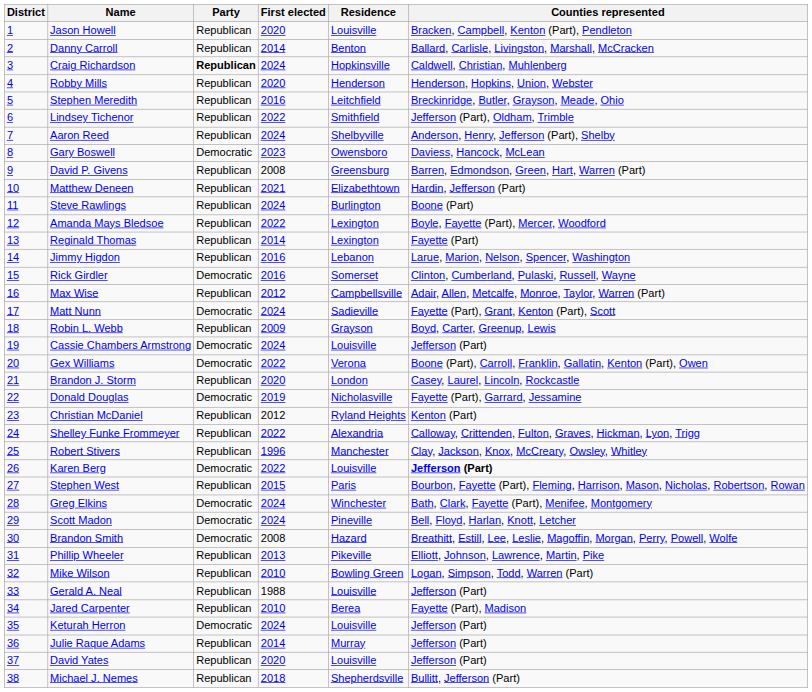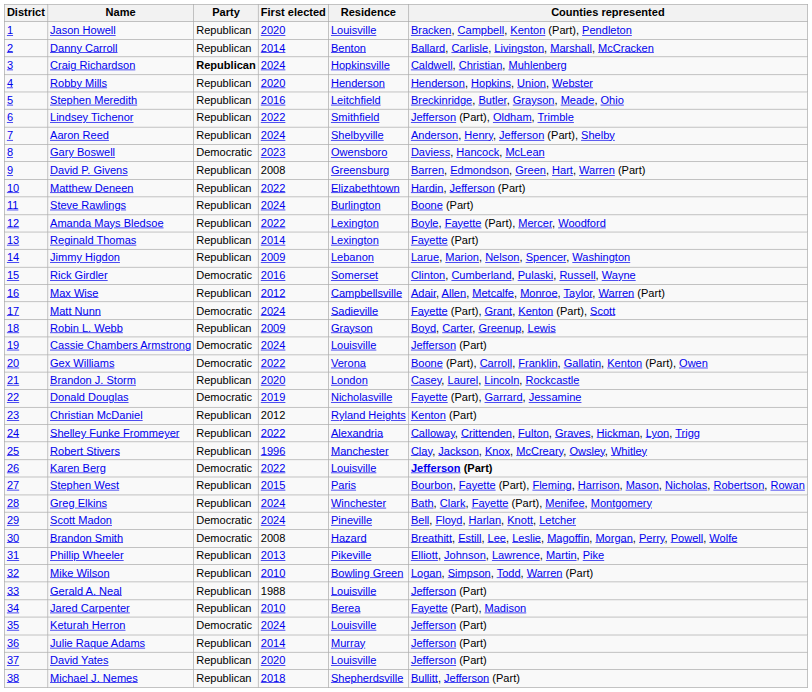(273, 188) 2021 -> (273, 188) 2022
(273, 258) 2016 -> (273, 258) 2009
(224, 503) Democratic -> (224, 503) Republican
